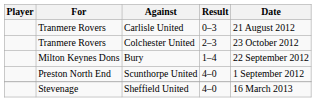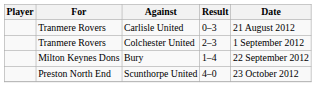(266, 43) 23 October 2012 -> (269, 43) 1 September 2012
(269, 74) 1 September 2012 -> (266, 74) 23 October 2012
- row: (156, 89)
